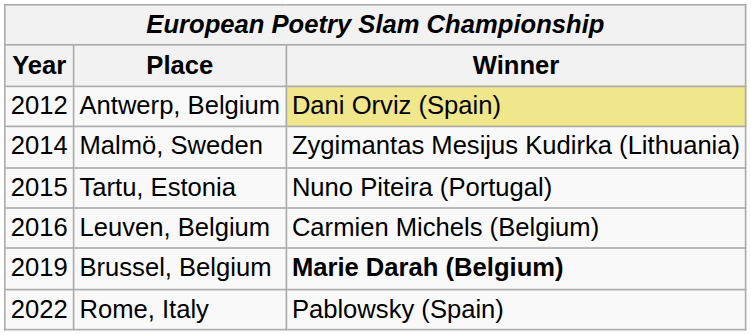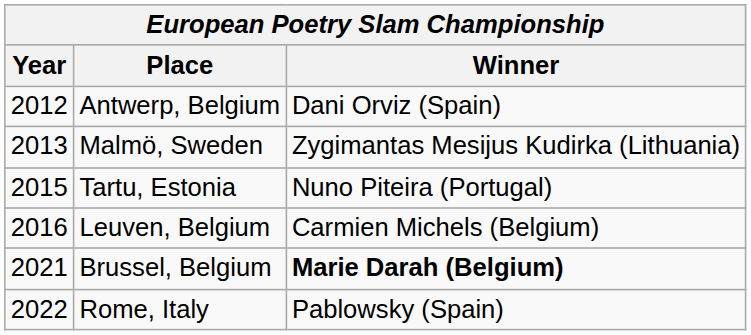(396, 106) khaki background -> (396, 106) no background
(39, 146) 2014 -> (39, 146) 2013
(39, 268) 2019 -> (39, 268) 2021
